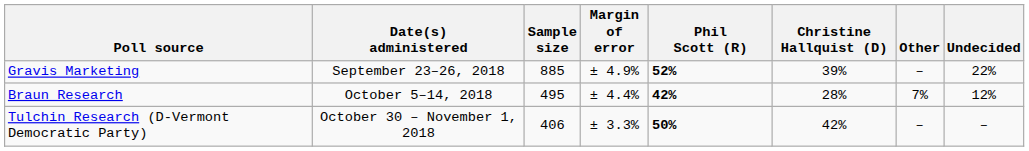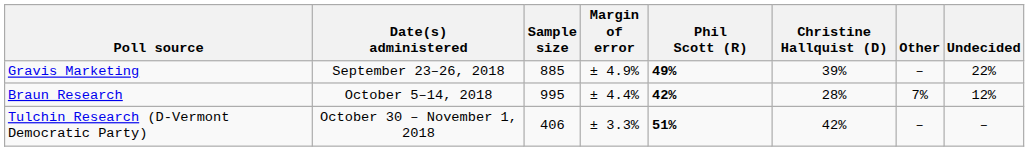(664, 72) 52% -> (664, 72) 49%
(552, 95) 495 -> (552, 95) 995
(664, 126) 50% -> (664, 126) 51%
